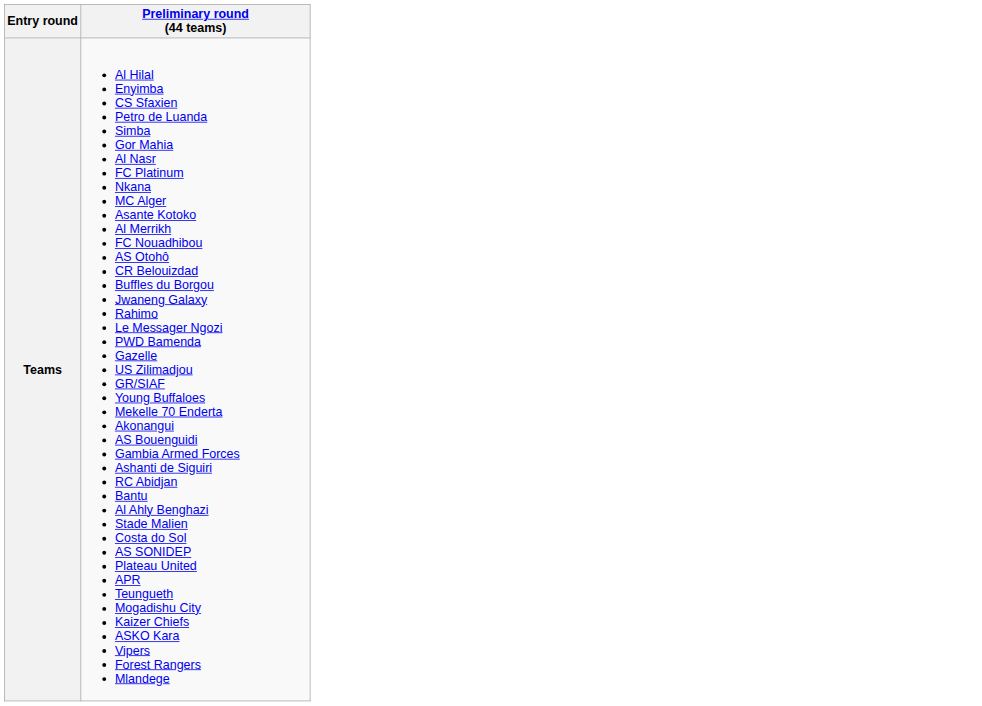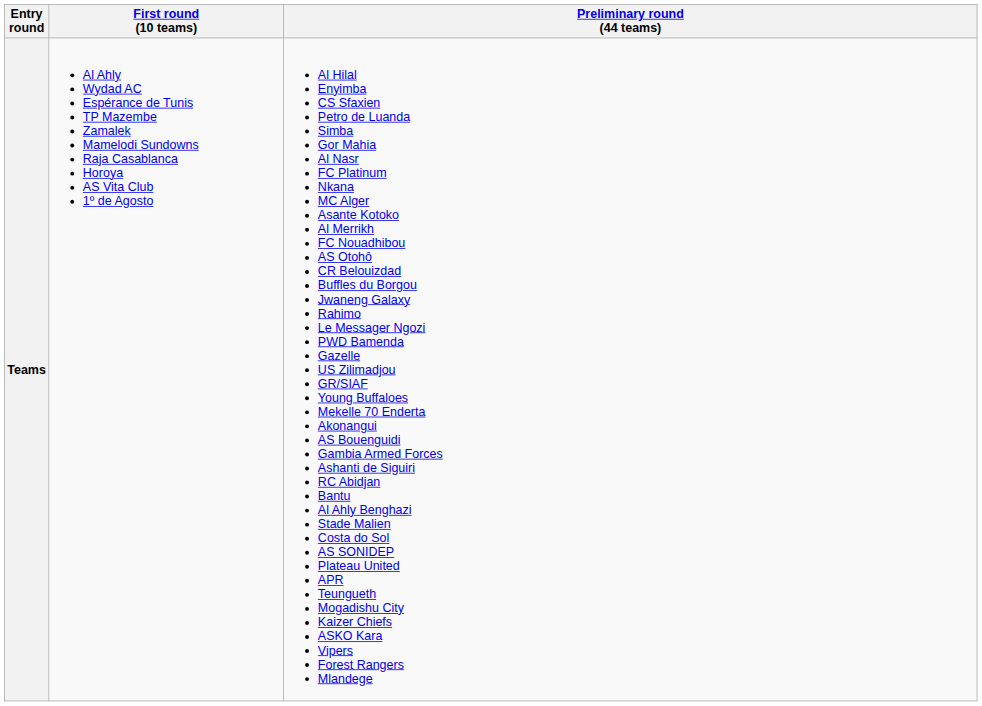+ column: (166, 21)
